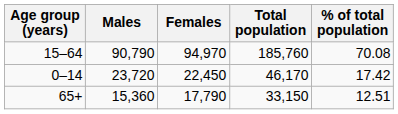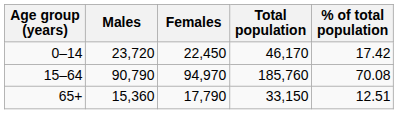rows swapped: (67, 75) <-> (63, 53)
